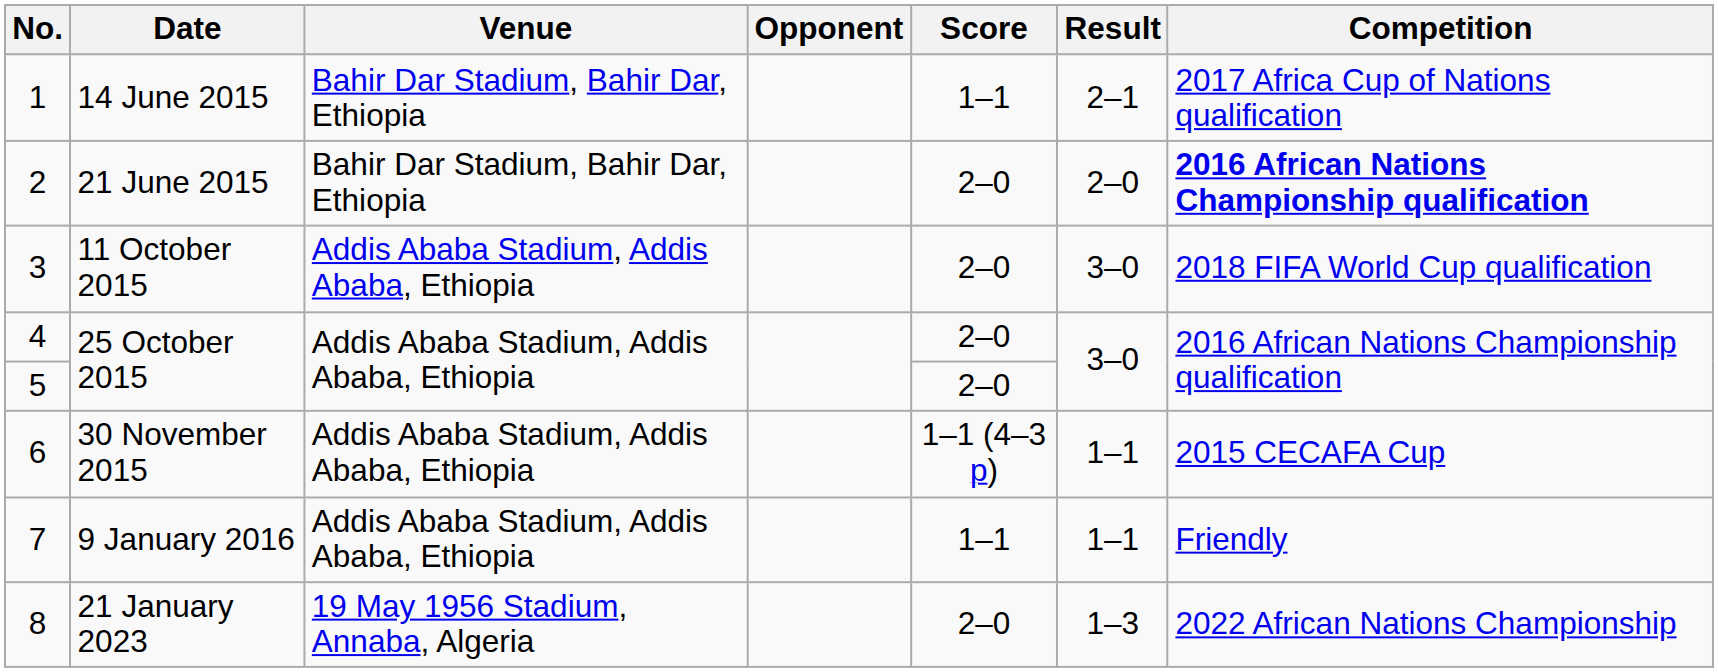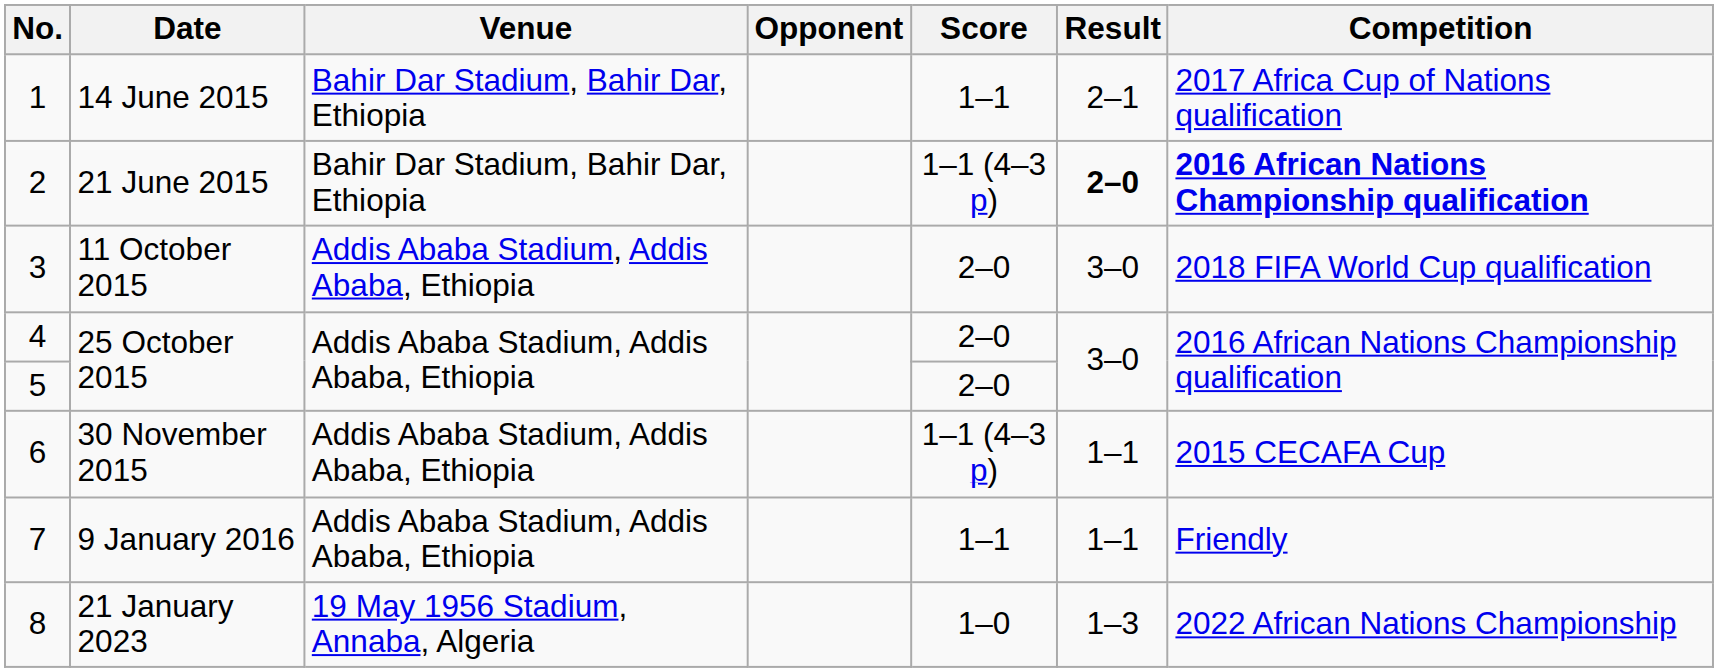(984, 182) 2–0 -> (984, 182) 1–1 (4–3 p)
(1113, 182) normal -> (1113, 182) bold
(984, 624) 2–0 -> (984, 624) 1–0
